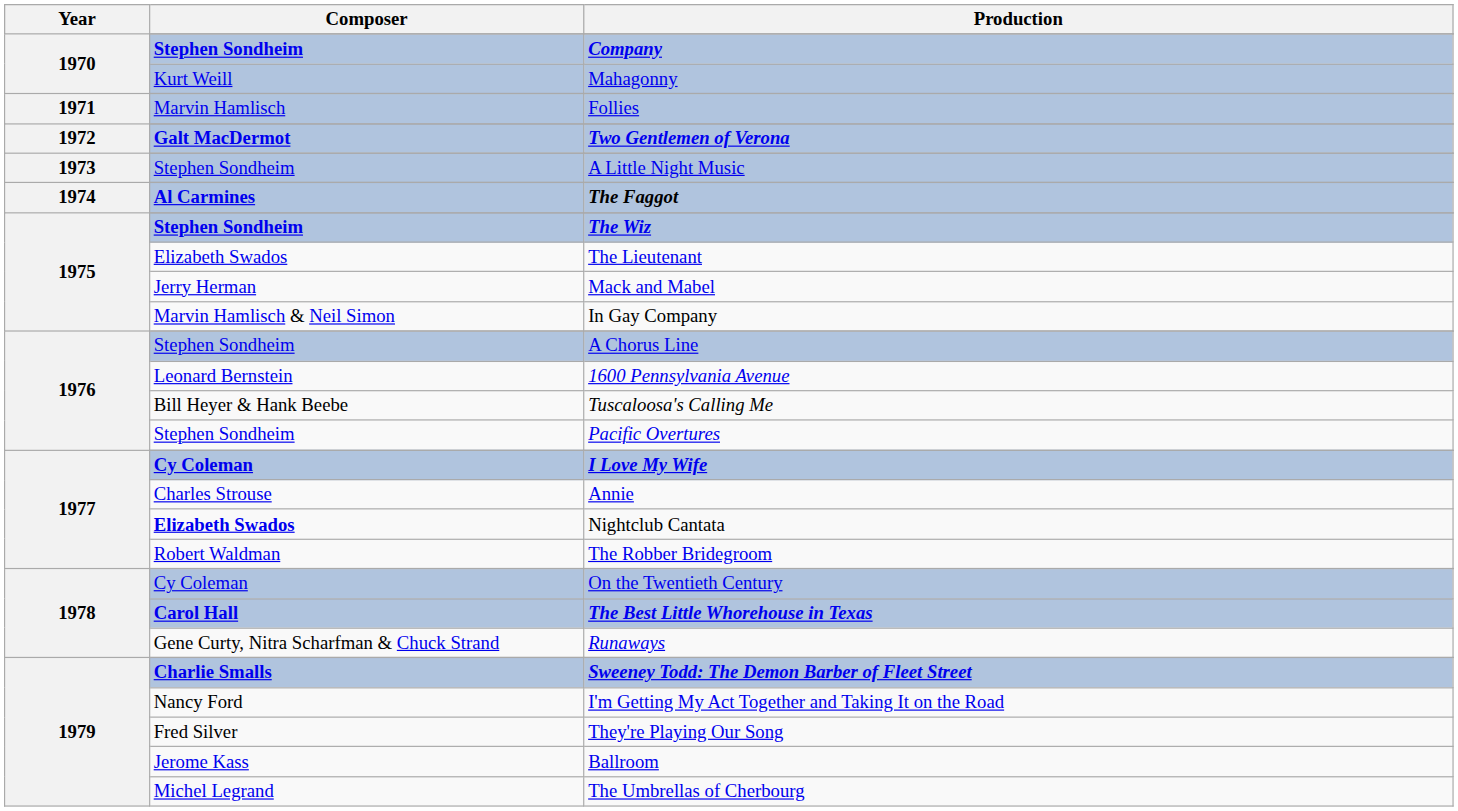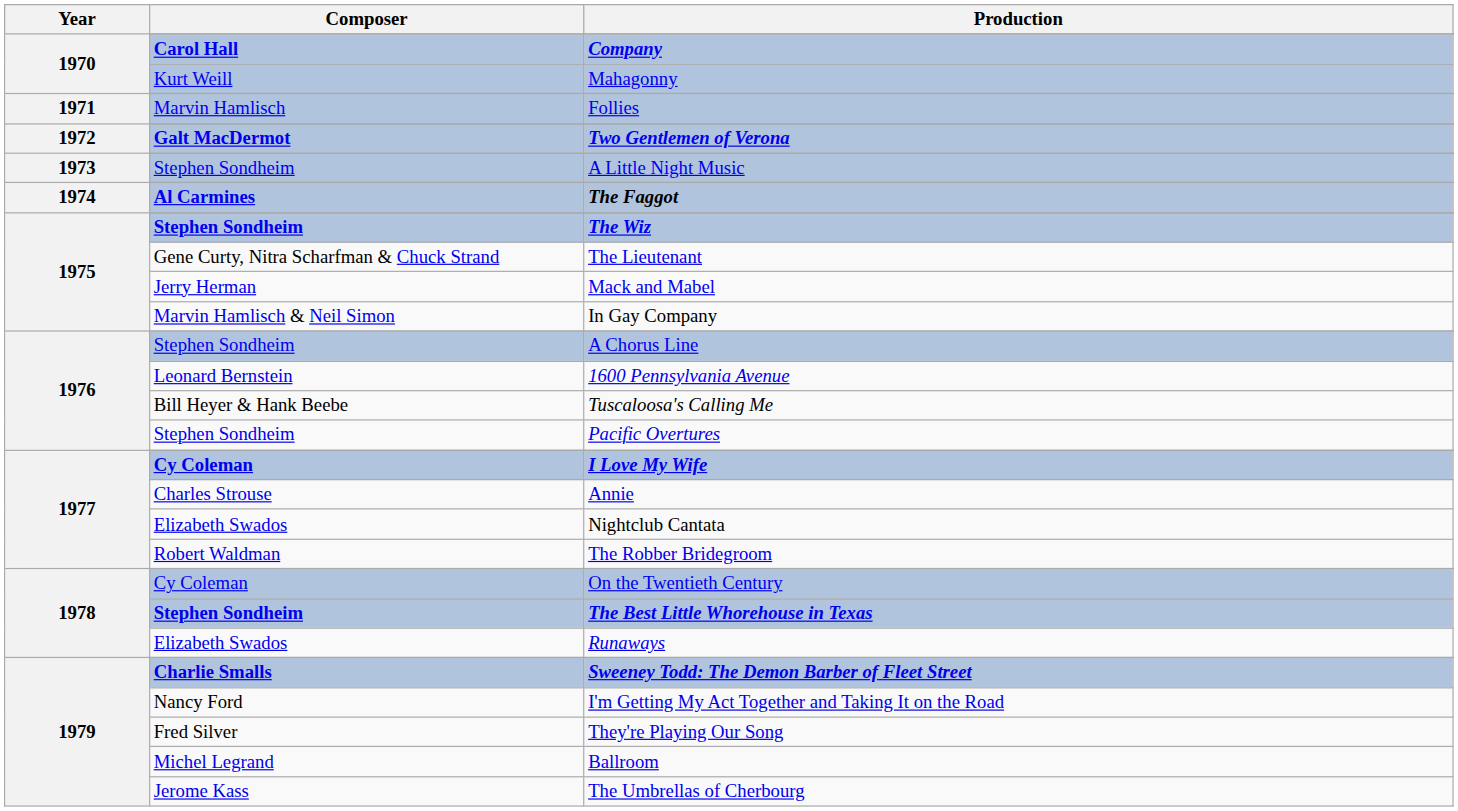(228, 49) Stephen Sondheim -> (196, 49) Carol Hall
(221, 256) Elizabeth Swados -> (326, 256) Gene Curty, Nitra Scharfman & Chuck Strand
(224, 524) bold -> (221, 524) normal
(196, 613) Carol Hall -> (228, 613) Stephen Sondheim
(326, 642) Gene Curty, Nitra Scharfman & Chuck Strand -> (221, 642) Elizabeth Swados
(201, 761) Jerome Kass -> (214, 761) Michel Legrand
(214, 791) Michel Legrand -> (201, 791) Jerome Kass
